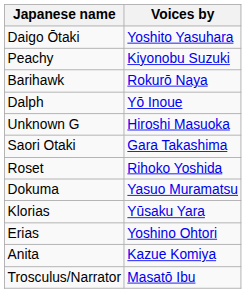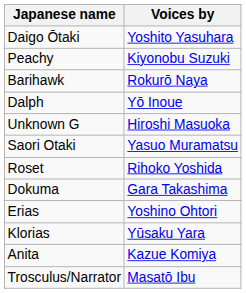(177, 146) Gara Takashima -> (183, 146) Yasuo Muramatsu
(183, 189) Yasuo Muramatsu -> (177, 189) Gara Takashima
rows swapped: (23, 233) <-> (29, 211)
